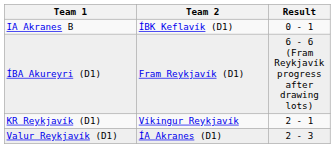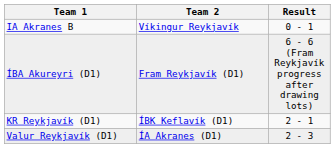(186, 27) ÍBK Keflavík (D1) -> (189, 27) Víkingur Reykjavík
(189, 121) Víkingur Reykjavík -> (186, 121) ÍBK Keflavík (D1)
